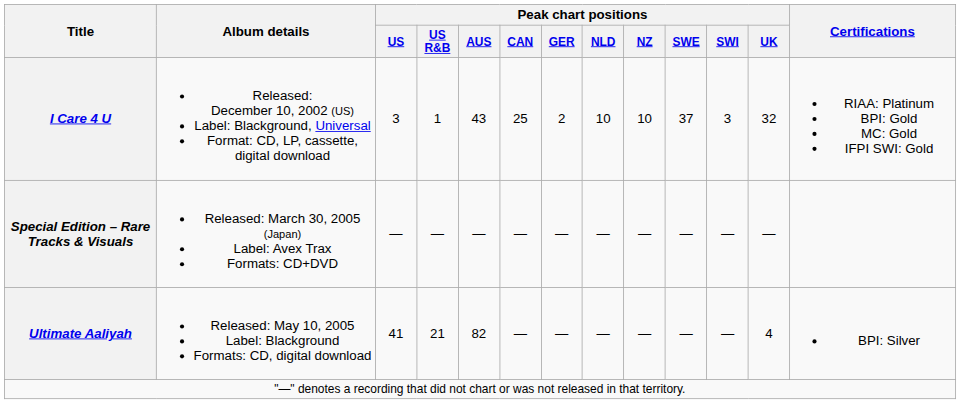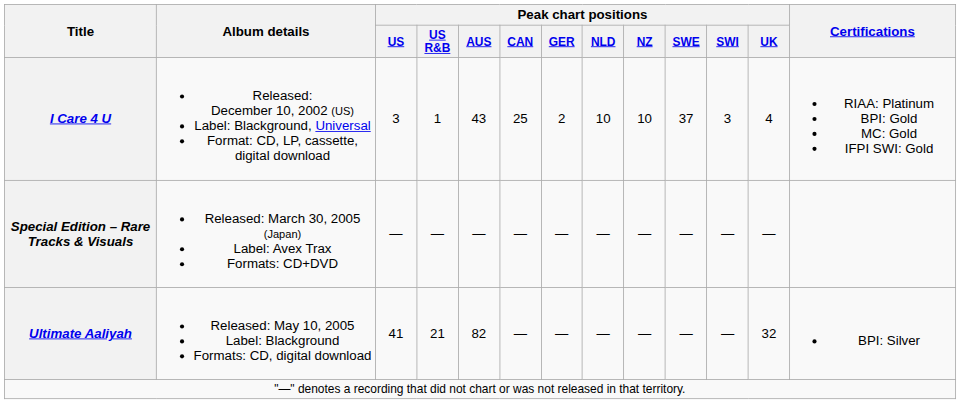(769, 118) 32 -> (769, 118) 4
(769, 333) 4 -> (769, 333) 32
